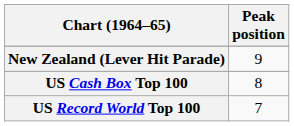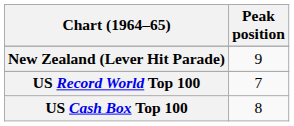rows swapped: (117, 83) <-> (117, 108)
